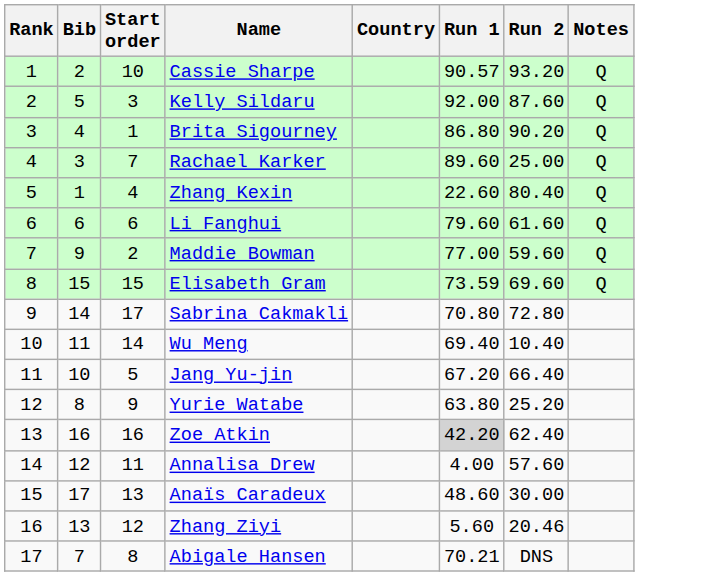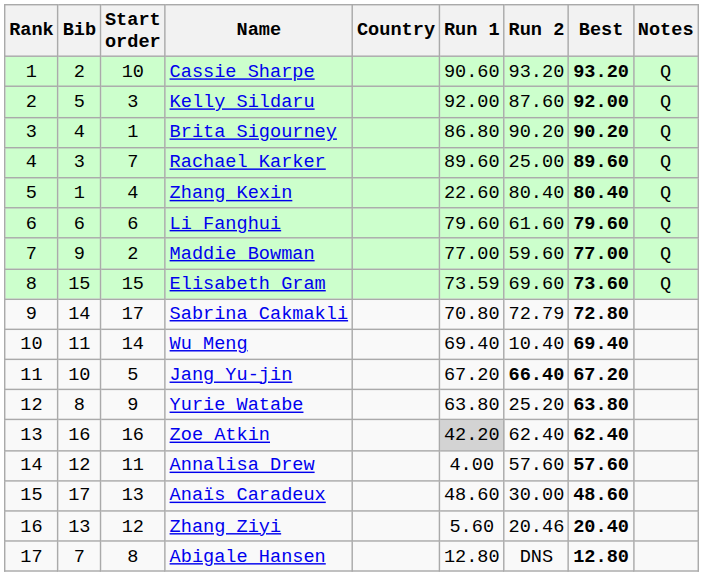+ column: (601, 31)
(472, 72) 90.57 -> (472, 72) 90.60
(536, 314) 72.80 -> (536, 314) 72.79
(536, 375) normal -> (536, 375) bold
(472, 556) 70.21 -> (472, 556) 12.80
